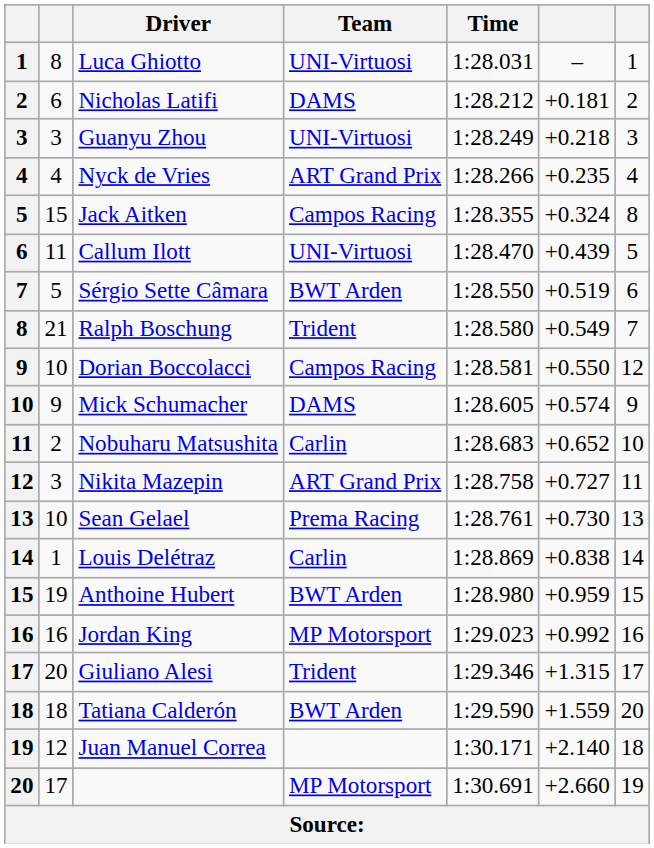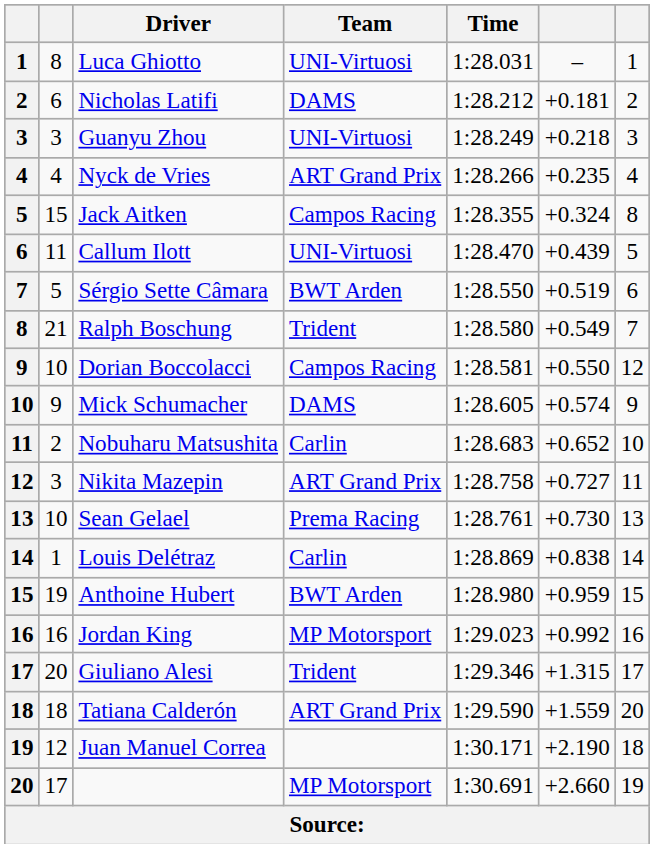(346, 709) BWT Arden -> (365, 709) ART Grand Prix
(577, 747) +2.140 -> (577, 747) +2.190
